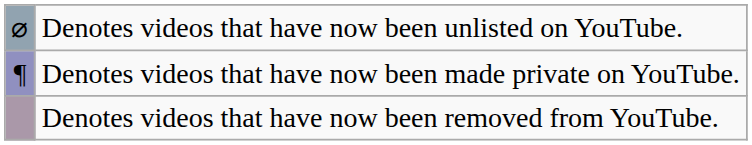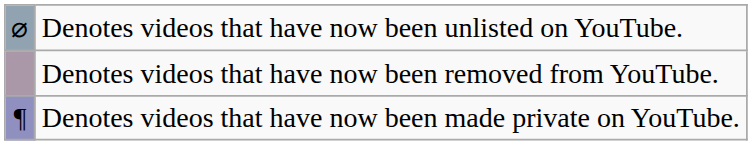rows swapped: (391, 72) <-> (380, 117)
